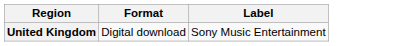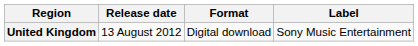+ column: (141, 13)
